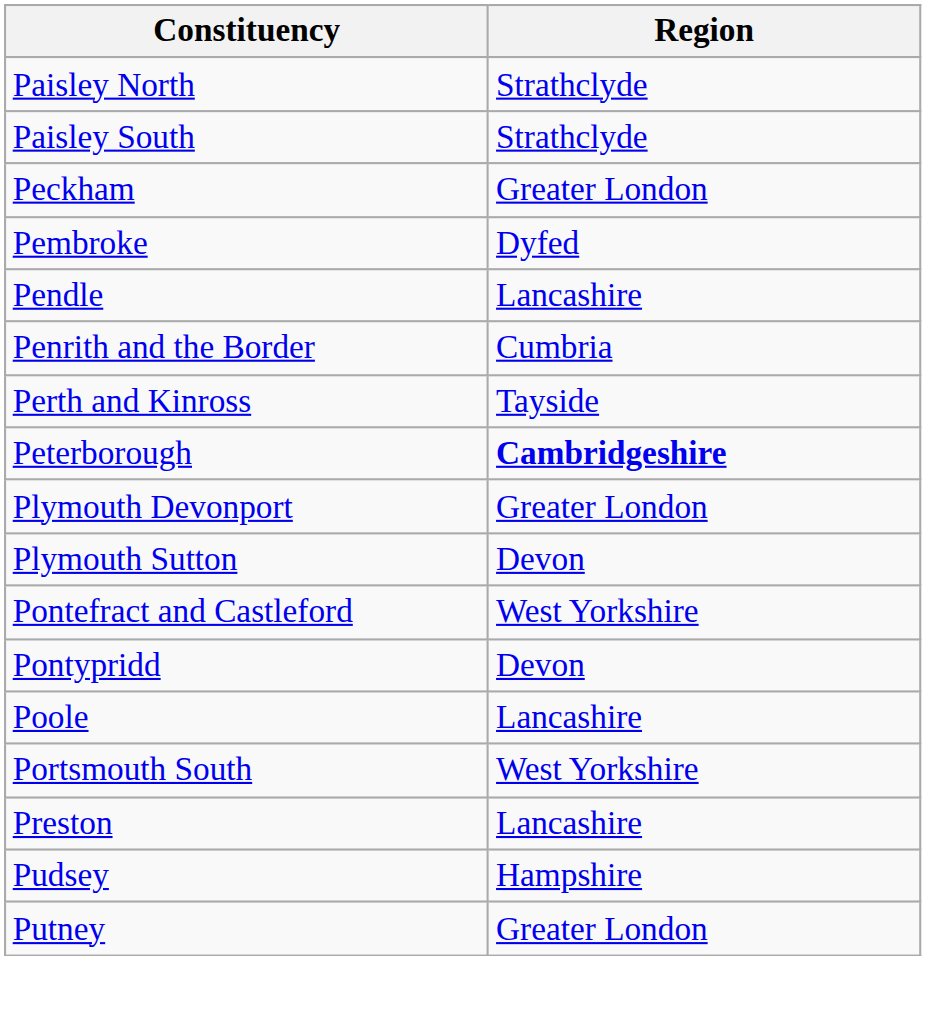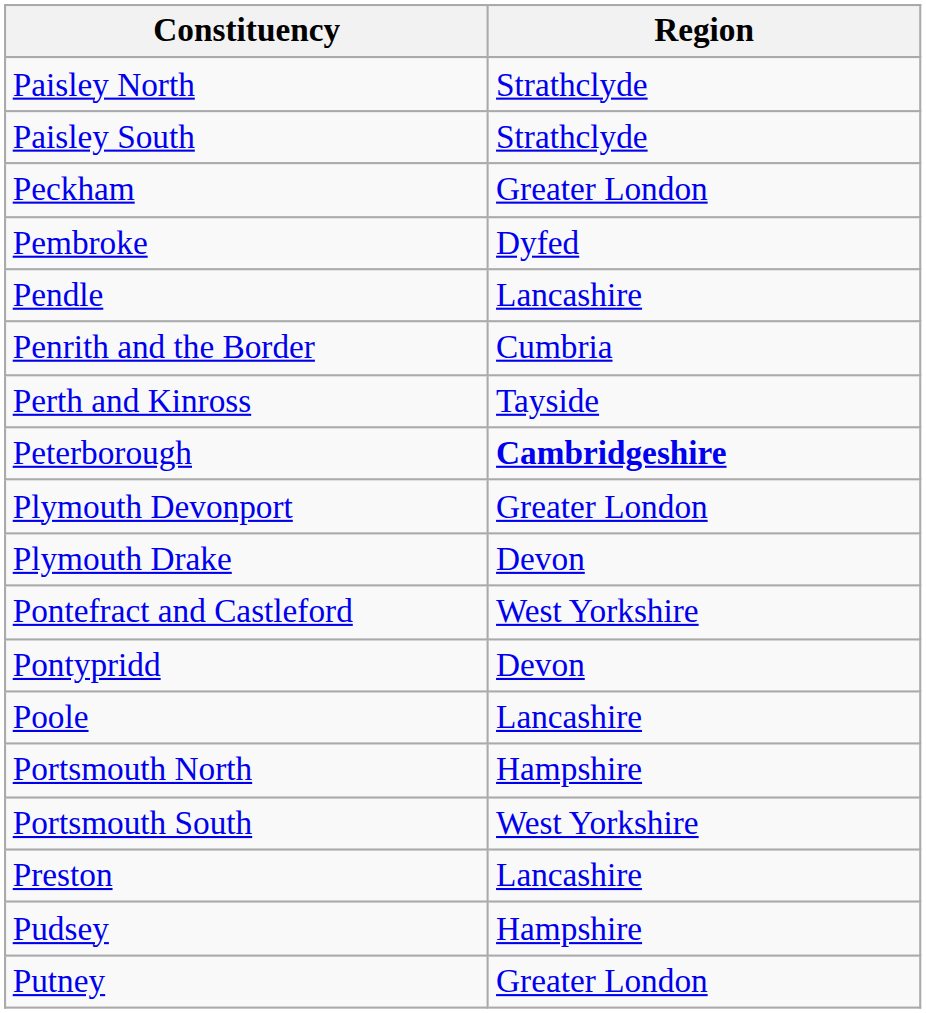+ row: (122, 558)
- row: (125, 558)
+ row: (132, 769)
